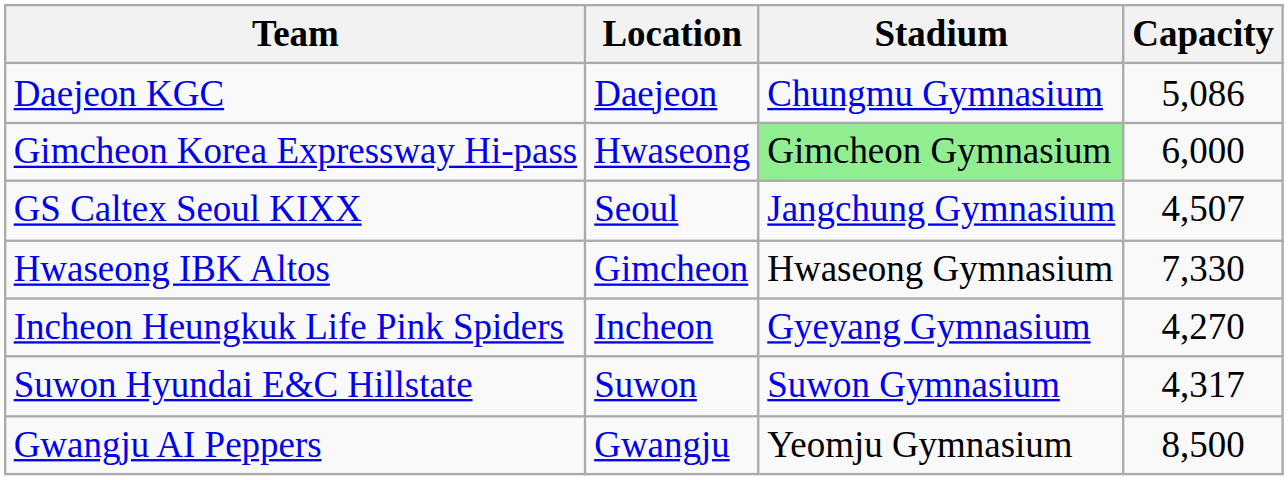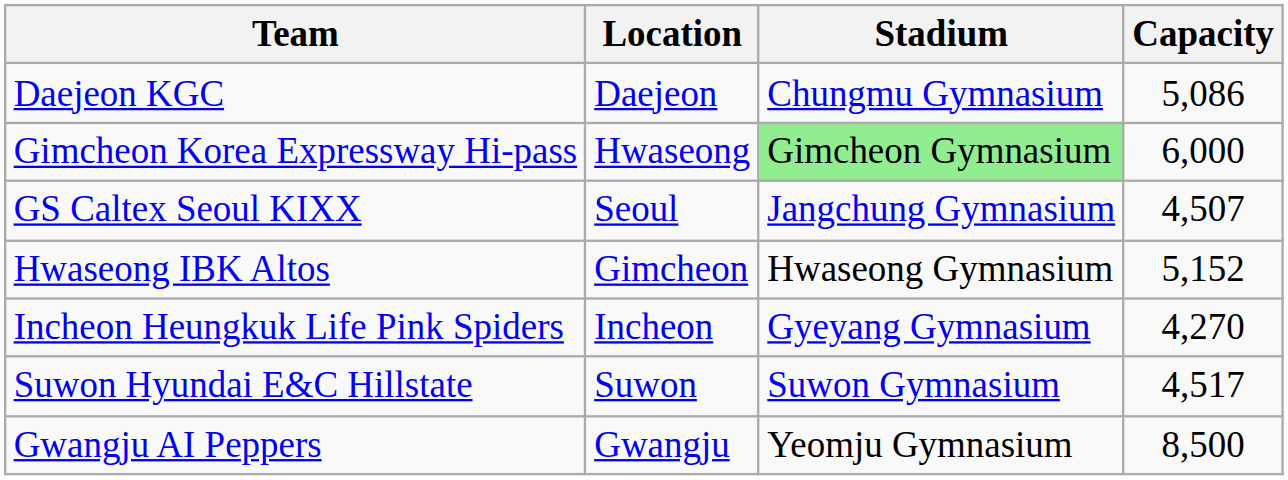(1203, 268) 7,330 -> (1203, 268) 5,152
(1203, 385) 4,317 -> (1203, 385) 4,517
